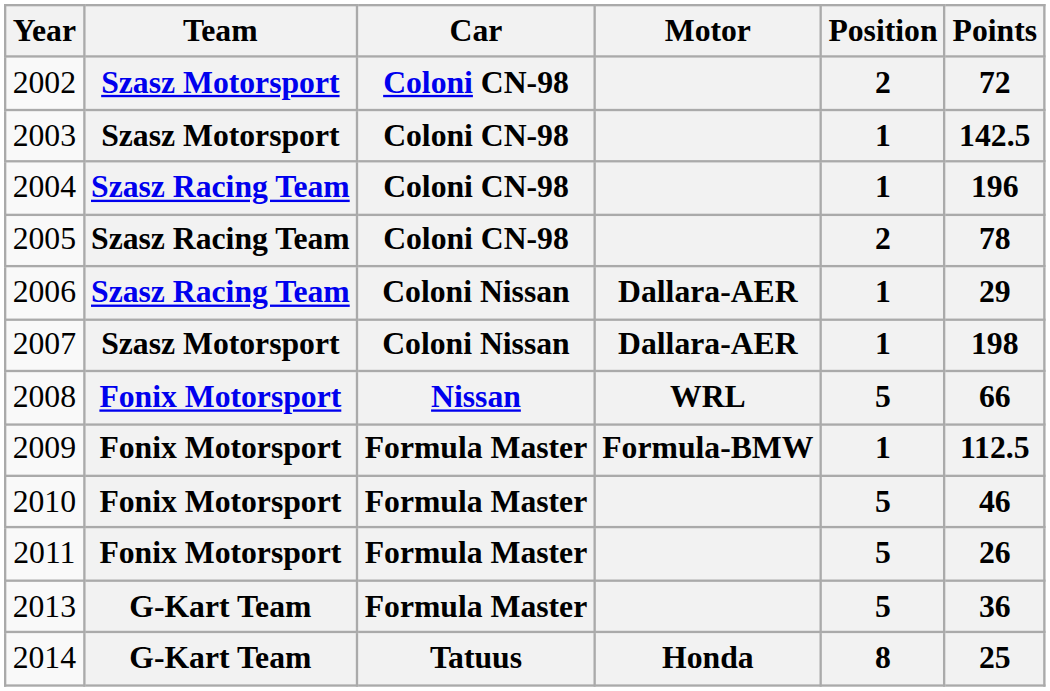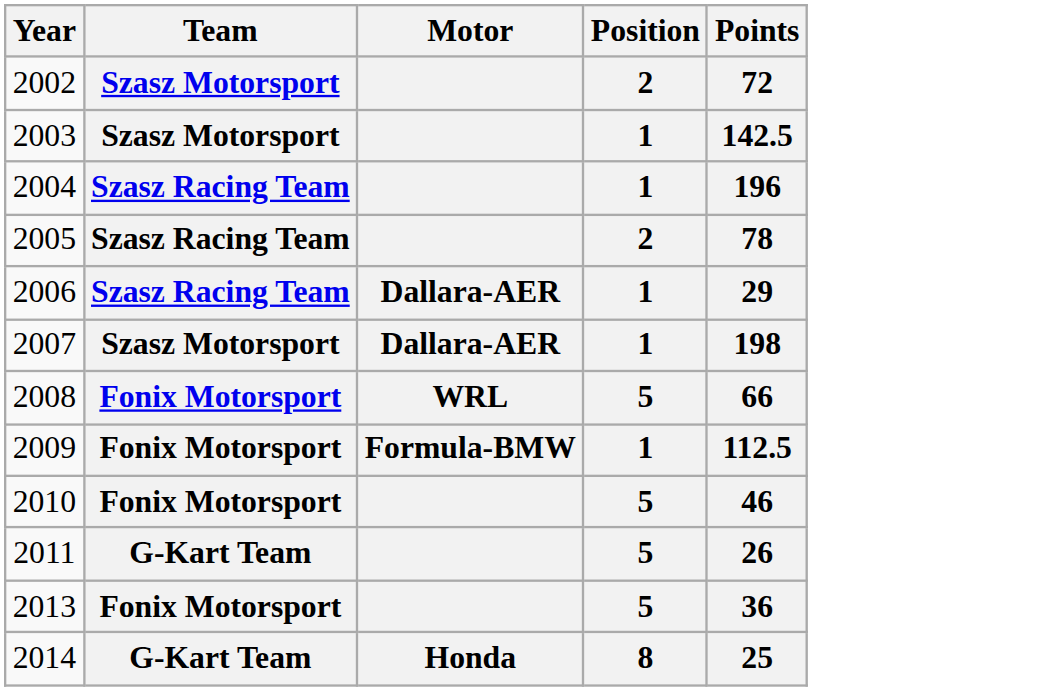- column: (476, 30)
(220, 553) Fonix Motorsport -> (220, 553) G-Kart Team
(220, 605) G-Kart Team -> (220, 605) Fonix Motorsport
